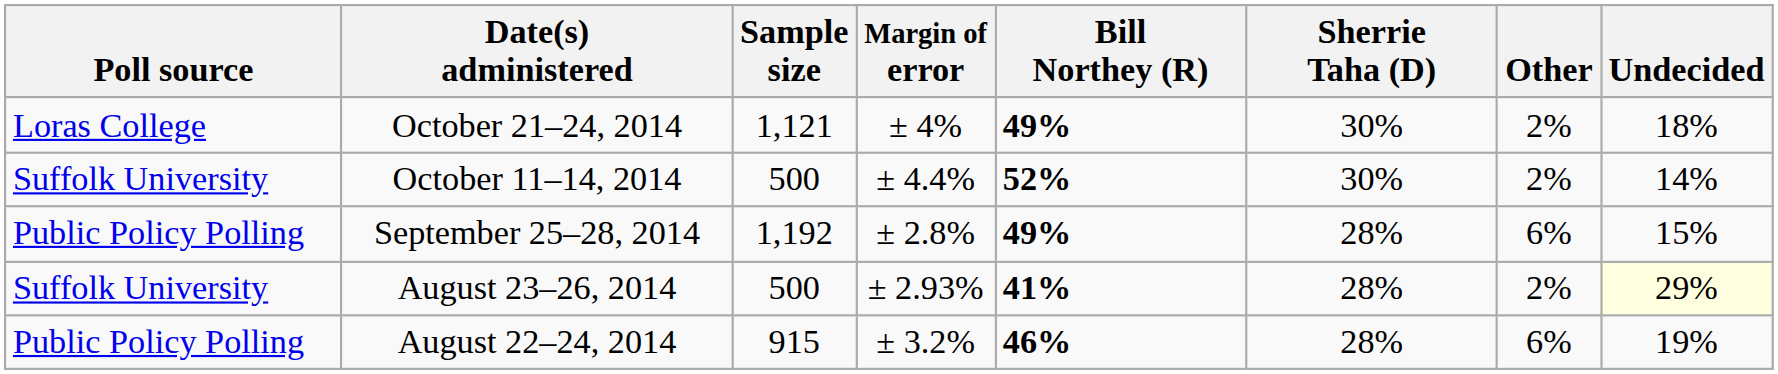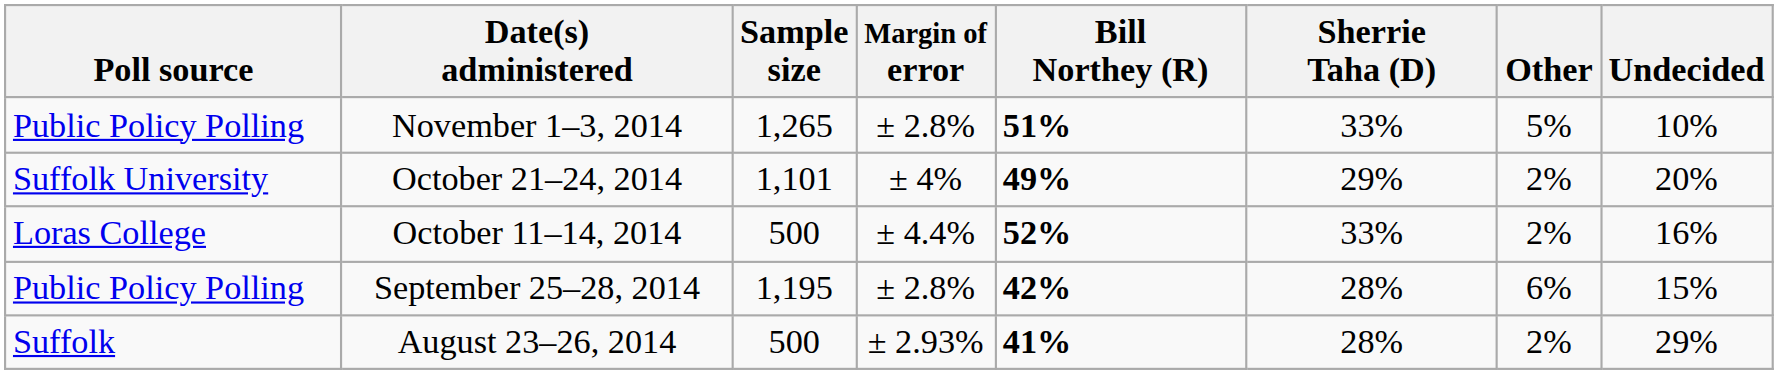+ row: (537, 124)
(109, 124) Loras College -> (141, 178) Suffolk University
(794, 124) 1,121 -> (794, 178) 1,101
(1372, 124) 30% -> (1372, 178) 29%
(1686, 124) 18% -> (1686, 178) 20%
(141, 178) Suffolk University -> (109, 233) Loras College
(1372, 178) 30% -> (1372, 233) 33%
(1686, 178) 14% -> (1686, 233) 16%
(794, 233) 1,192 -> (794, 287) 1,195
(1037, 233) 49% -> (1037, 287) 42%
(141, 287) Suffolk University -> (64, 341) Suffolk
(1686, 287) lightyellow background -> (1686, 341) no background
- row: (537, 341)
